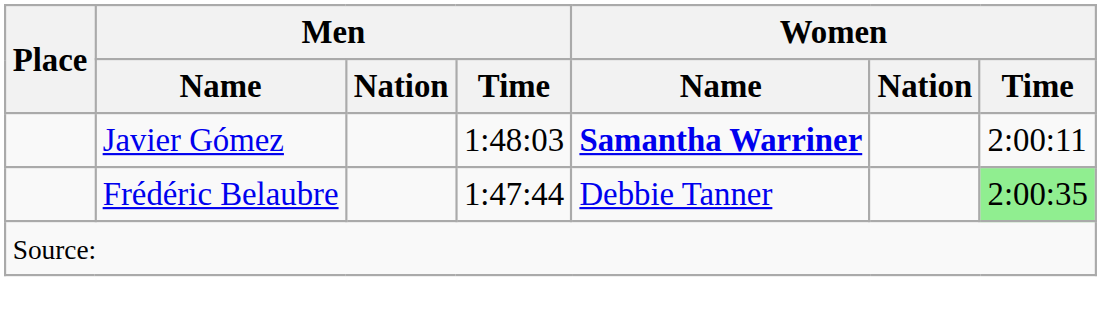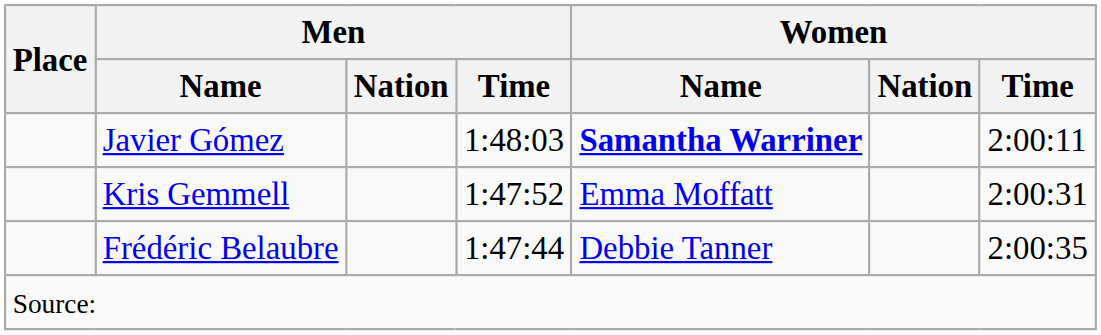+ row: (196, 194)
(1038, 194) lightgreen background -> (1038, 248) no background
